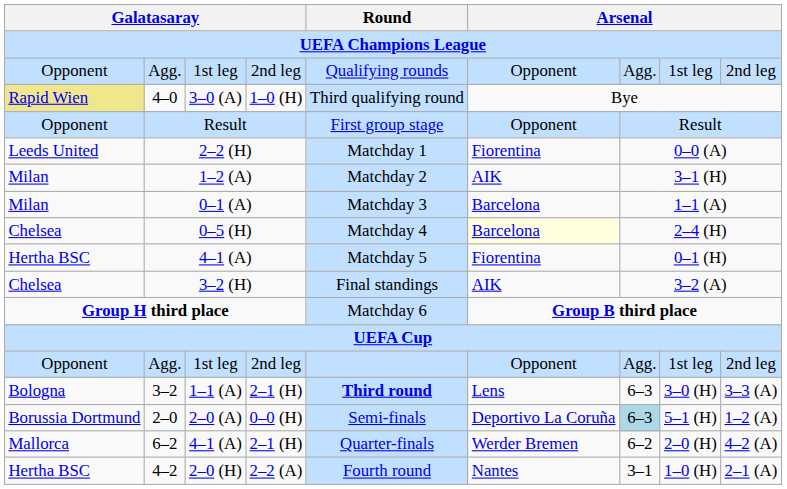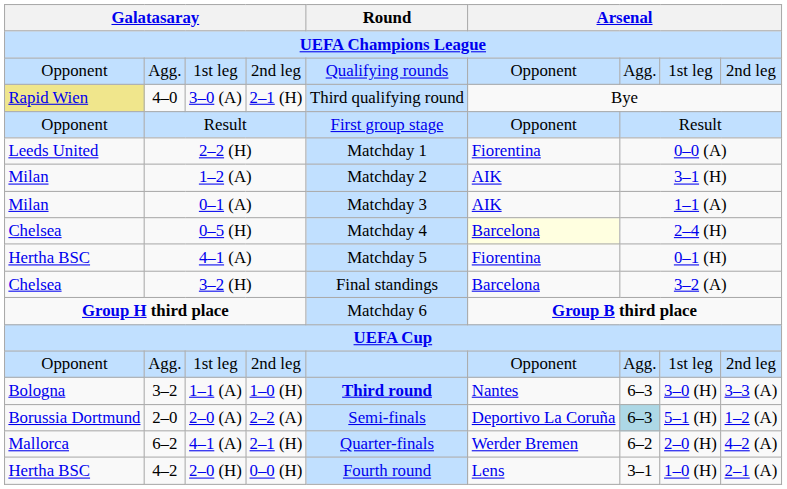(276, 97) 1–0 (H) -> (276, 97) 2–1 (H)
(506, 204) Barcelona -> (487, 204) AIK
(487, 284) AIK -> (506, 284) Barcelona
(276, 390) 2–1 (H) -> (276, 390) 1–0 (H)
(488, 390) Lens -> (495, 390) Nantes
(276, 417) 0–0 (H) -> (276, 417) 2–2 (A)
(276, 470) 2–2 (A) -> (276, 470) 0–0 (H)
(495, 470) Nantes -> (488, 470) Lens
